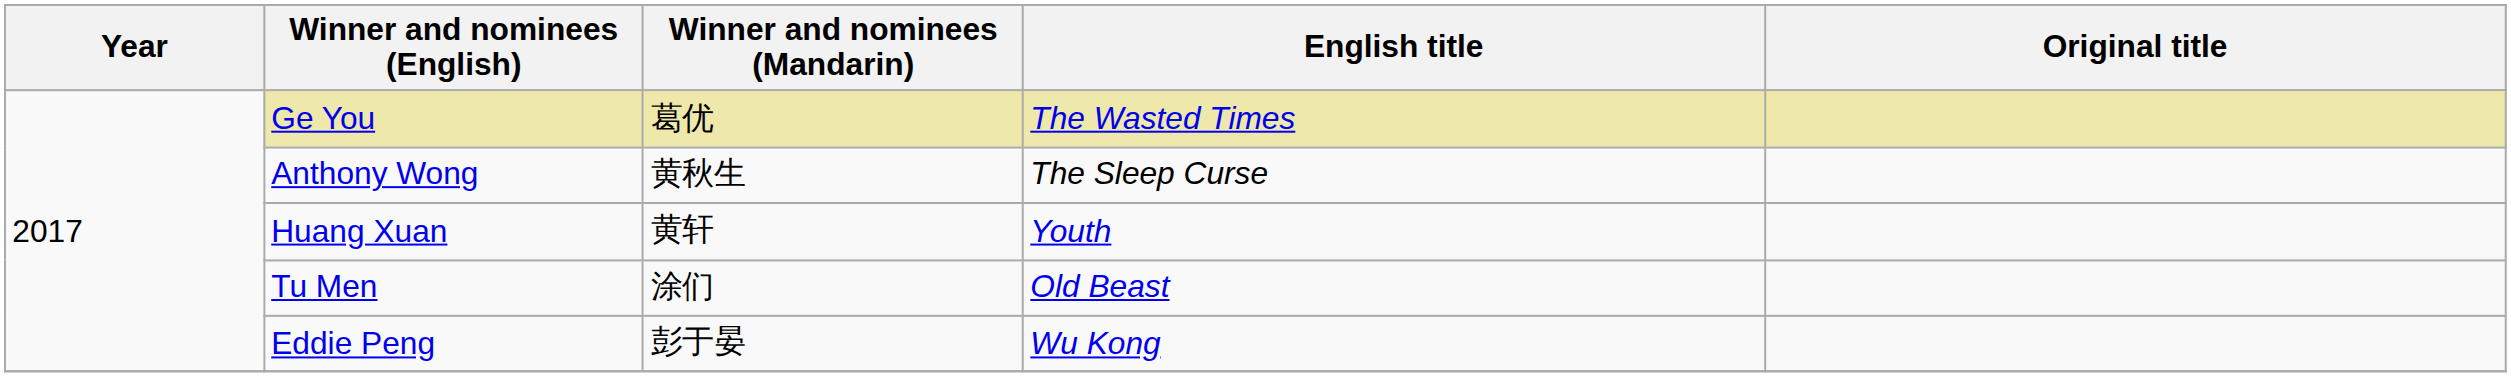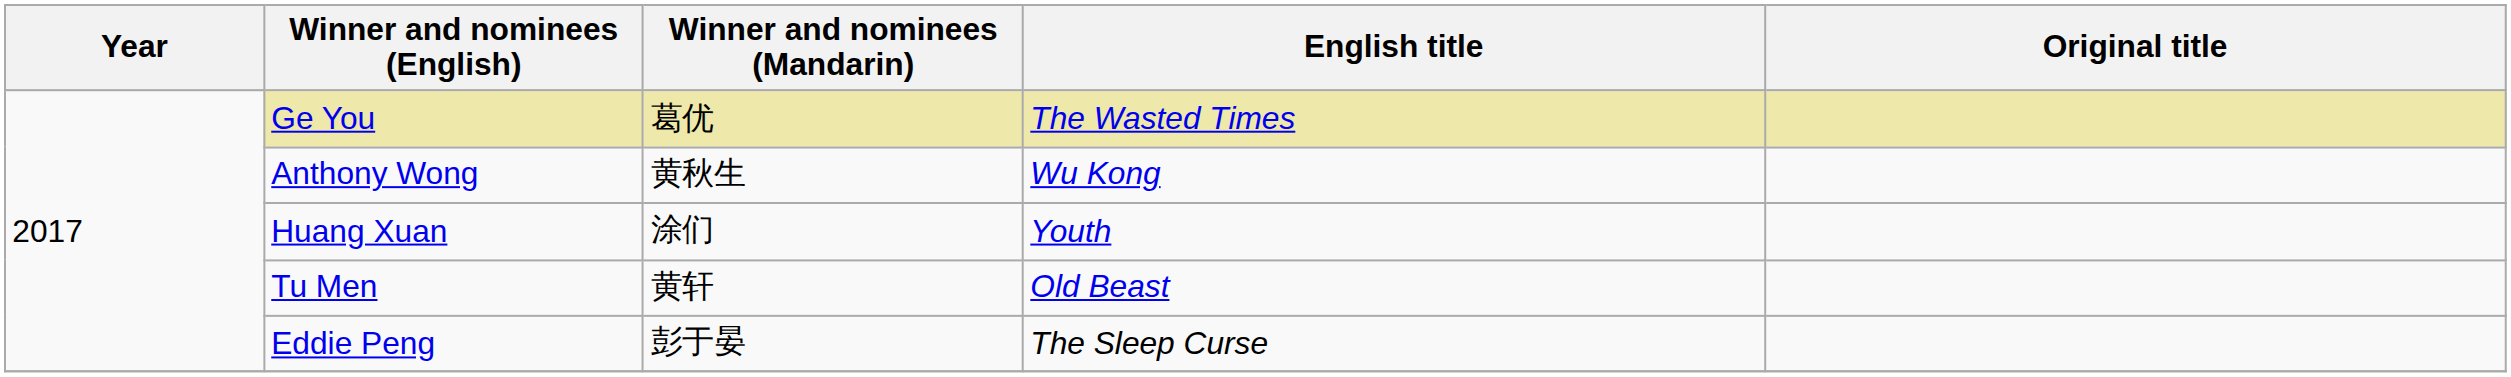(1149, 174) The Sleep Curse -> (1095, 174) Wu Kong
(682, 229) 黄轩 -> (682, 229) 涂们
(682, 286) 涂们 -> (682, 286) 黄轩
(1095, 343) Wu Kong -> (1149, 343) The Sleep Curse
